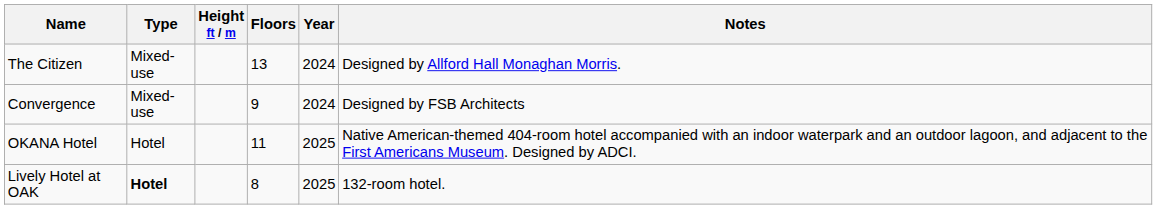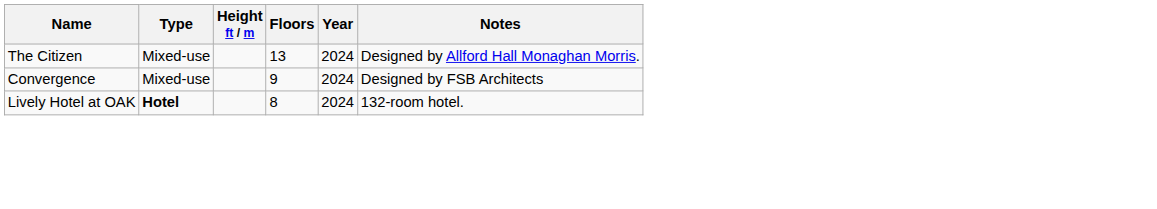- row: (52, 144)
(319, 184) 2025 -> (338, 102) 2024
